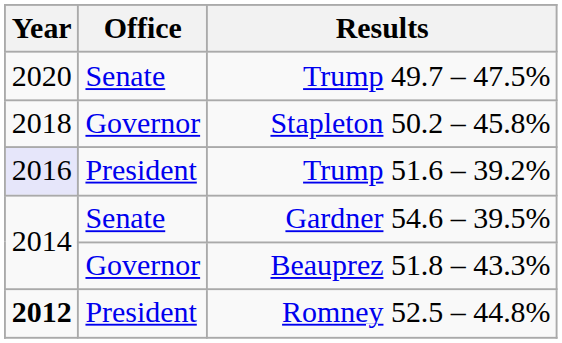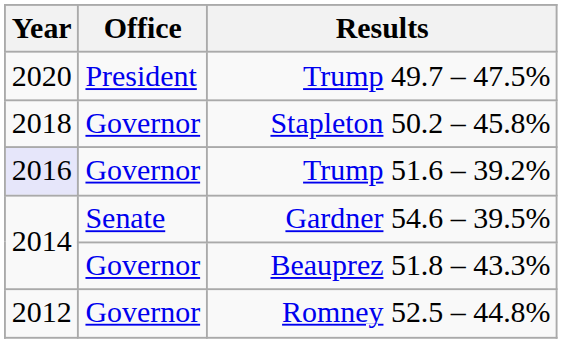(125, 75) Senate -> (141, 75) President
(141, 170) President -> (143, 170) Governor
(42, 312) bold -> (42, 312) normal
(141, 312) President -> (143, 312) Governor
